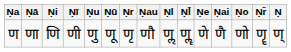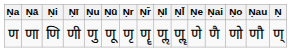columns swapped: (261, 12) <-> (148, 12)
